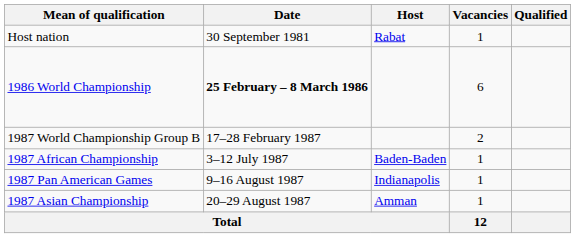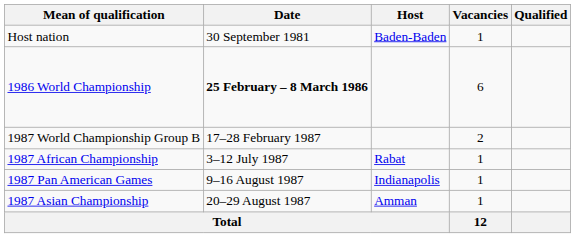(390, 36) Rabat -> (410, 36) Baden-Baden
(410, 159) Baden-Baden -> (390, 159) Rabat
